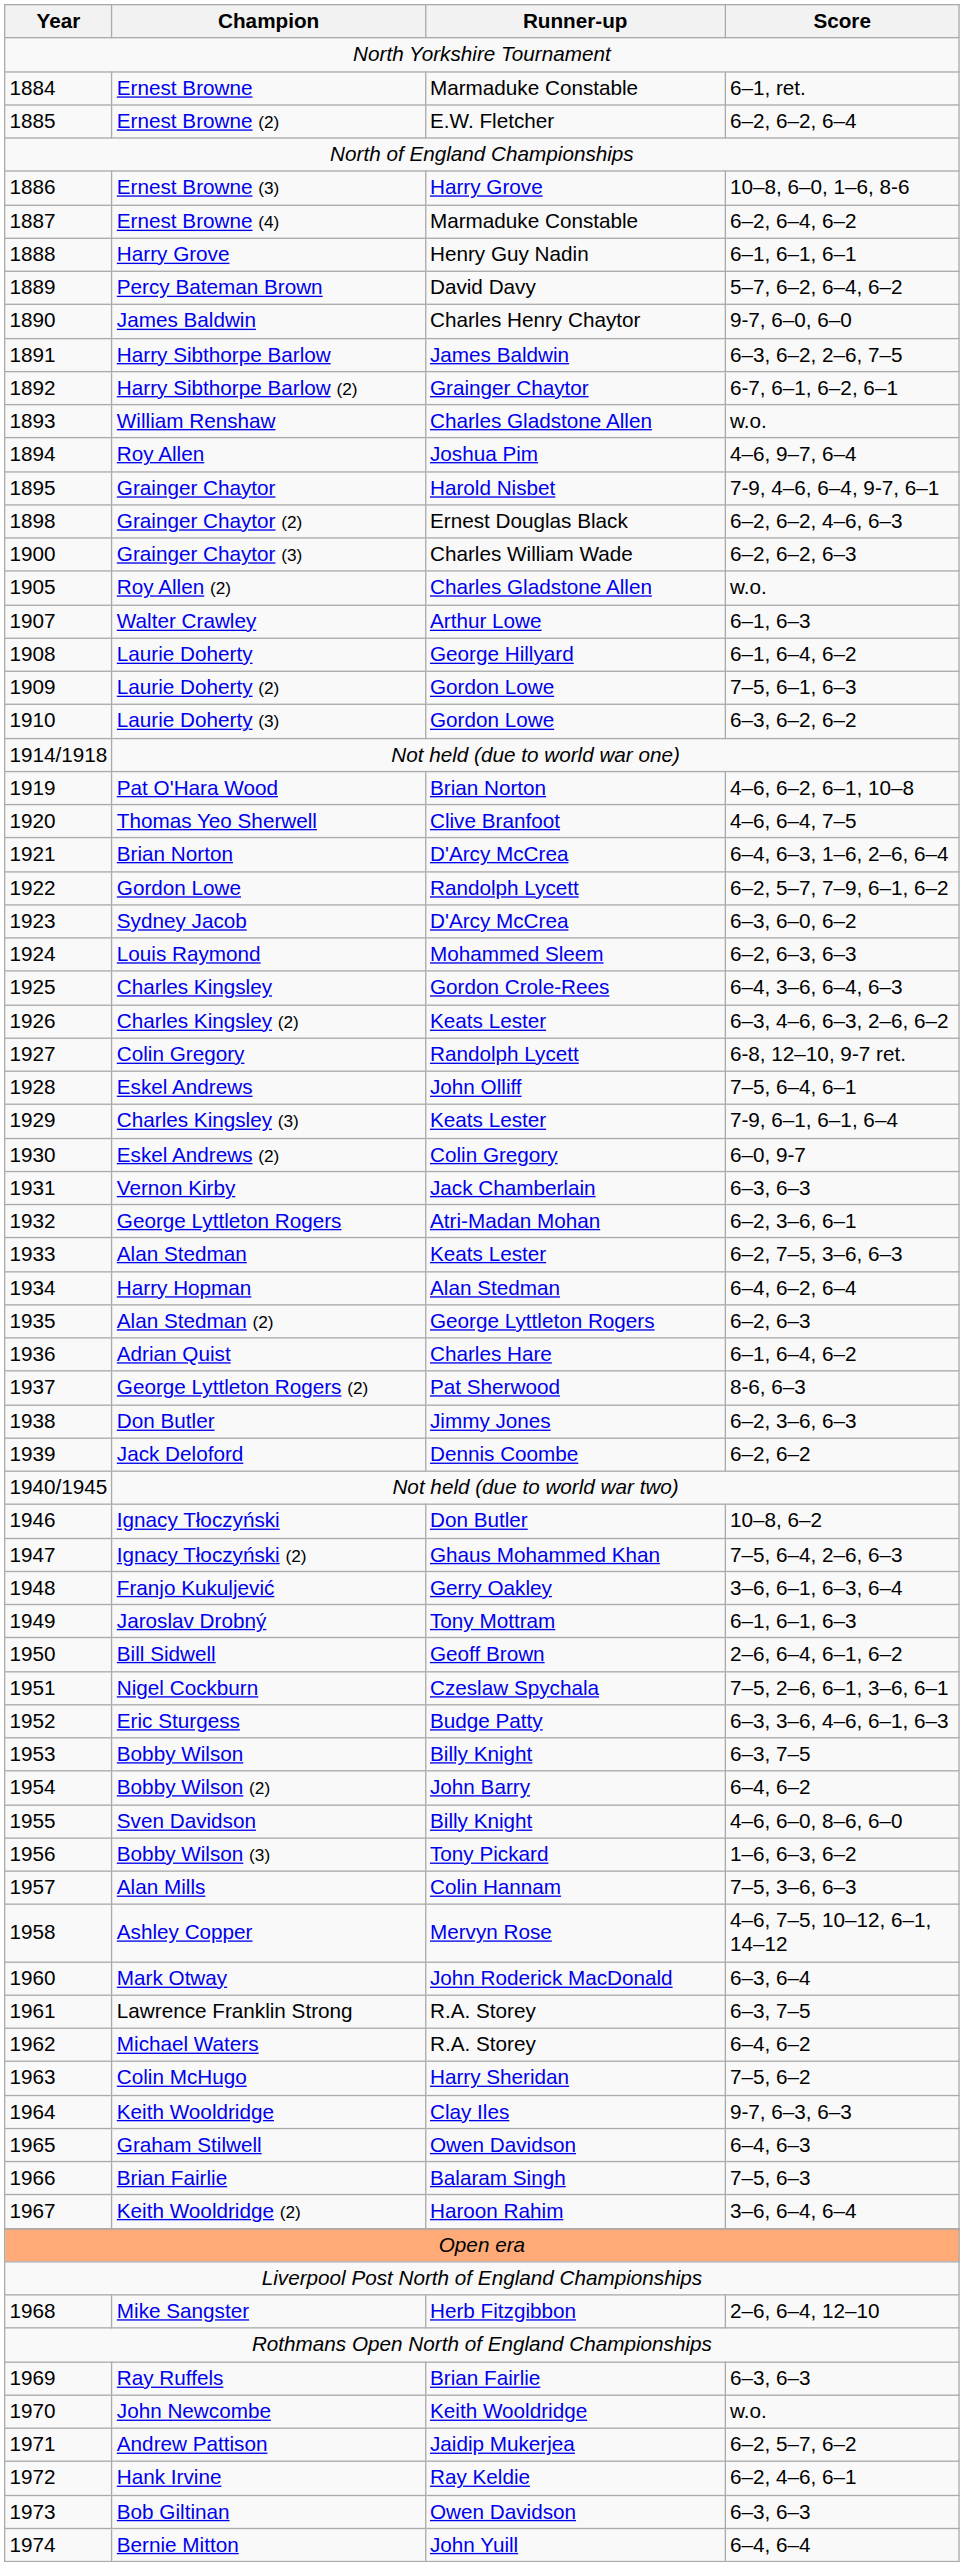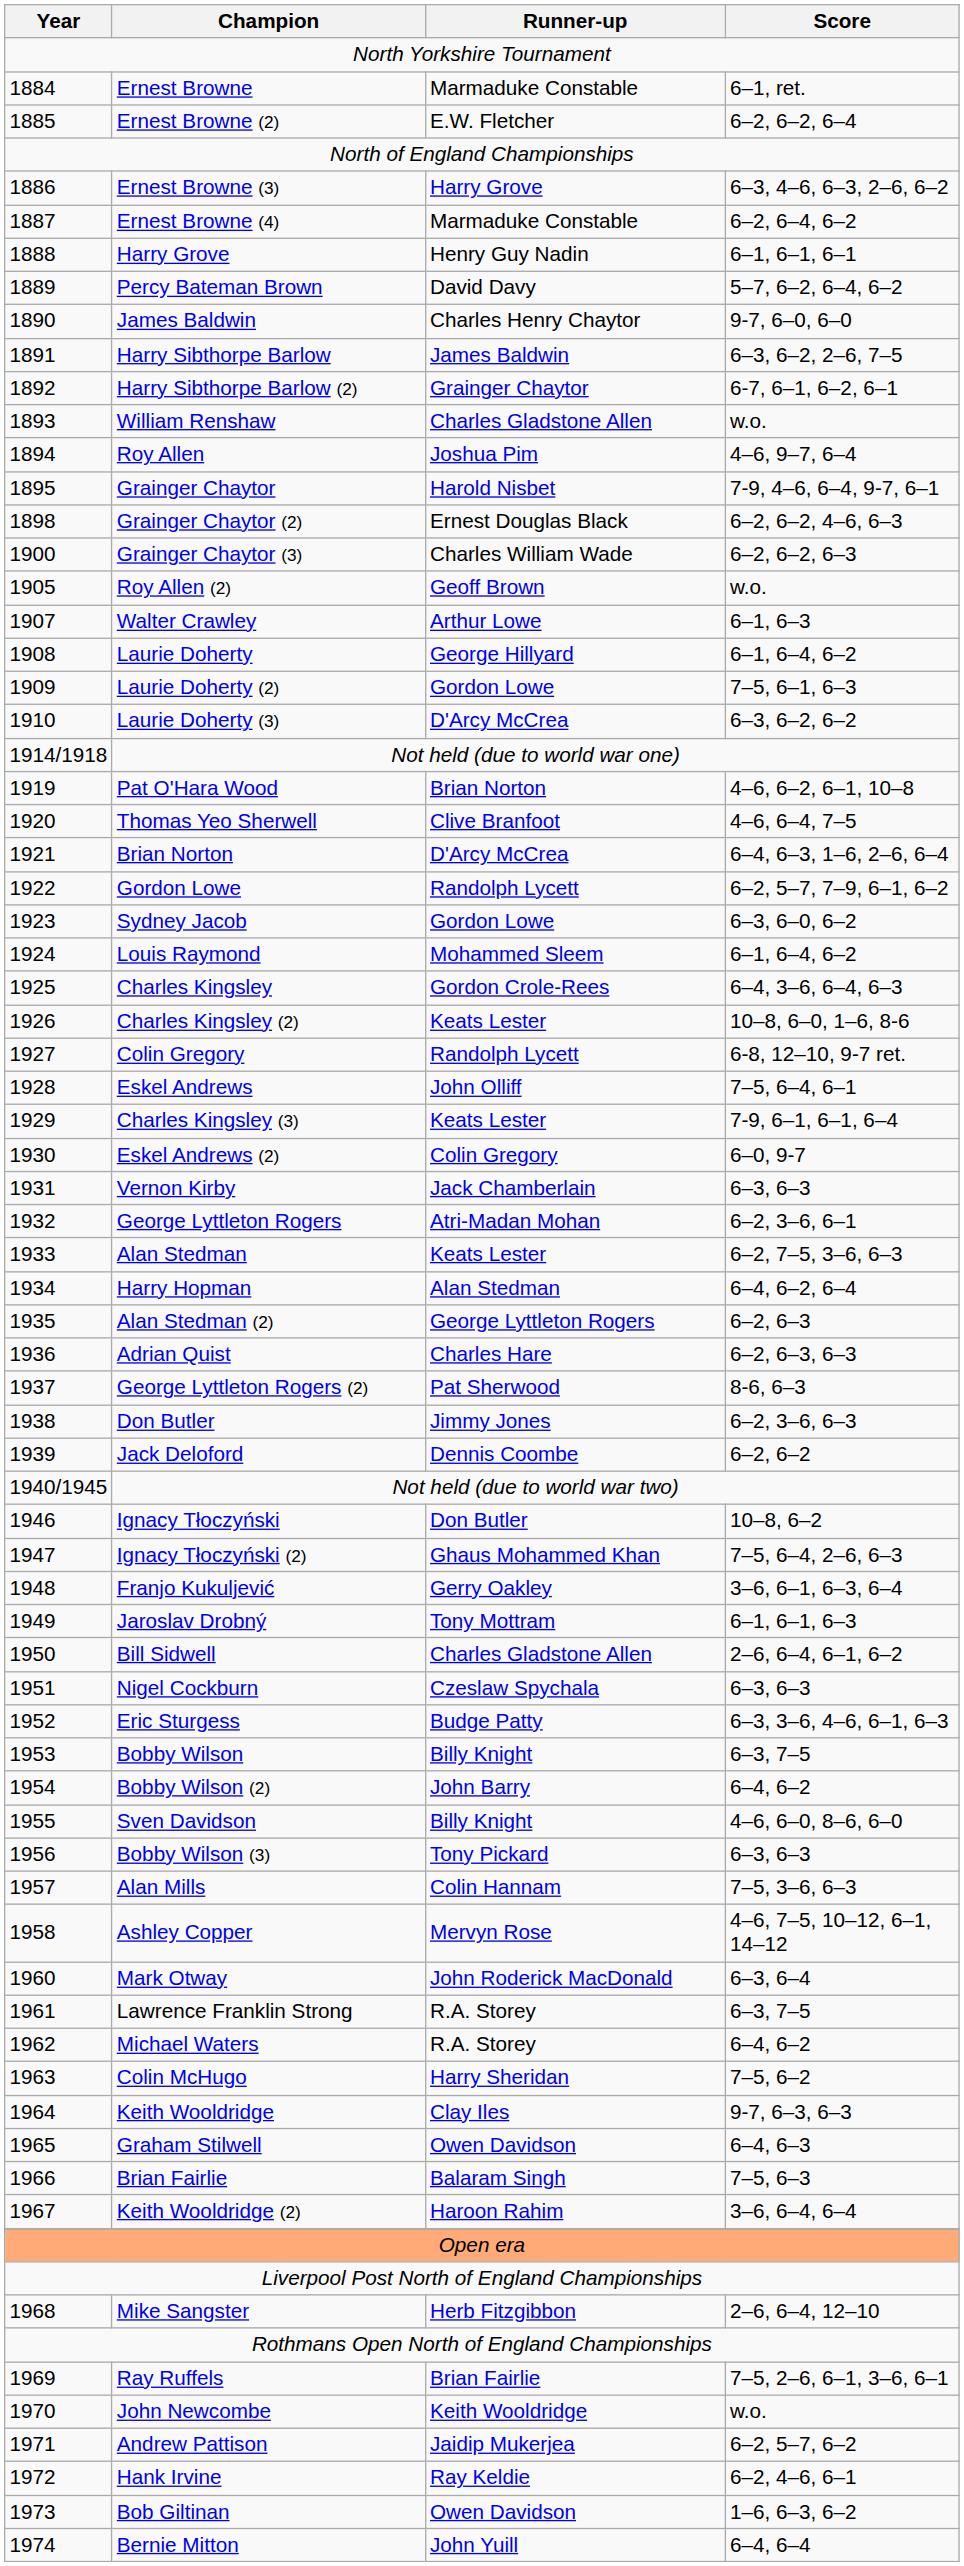(820, 187) 10–8, 6–0, 1–6, 8-6 -> (839, 187) 6–3, 4–6, 6–3, 2–6, 6–2
(541, 587) Charles Gladstone Allen -> (487, 587) Geoff Brown
(492, 720) Gordon Lowe -> (499, 720) D'Arcy McCrea
(499, 920) D'Arcy McCrea -> (492, 920) Gordon Lowe
(793, 954) 6–2, 6–3, 6–3 -> (793, 954) 6–1, 6–4, 6–2
(839, 1020) 6–3, 4–6, 6–3, 2–6, 6–2 -> (820, 1020) 10–8, 6–0, 1–6, 8-6
(793, 1354) 6–1, 6–4, 6–2 -> (793, 1354) 6–2, 6–3, 6–3
(487, 1654) Geoff Brown -> (541, 1654) Charles Gladstone Allen
(839, 1687) 7–5, 2–6, 6–1, 3–6, 6–1 -> (770, 1687) 6–3, 6–3
(793, 1853) 1–6, 6–3, 6–2 -> (770, 1853) 6–3, 6–3
(770, 2377) 6–3, 6–3 -> (839, 2377) 7–5, 2–6, 6–1, 3–6, 6–1
(770, 2511) 6–3, 6–3 -> (793, 2511) 1–6, 6–3, 6–2
